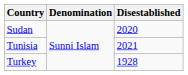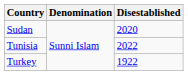(127, 45) 2021 -> (127, 45) 2022
(127, 62) 1928 -> (127, 62) 1922
